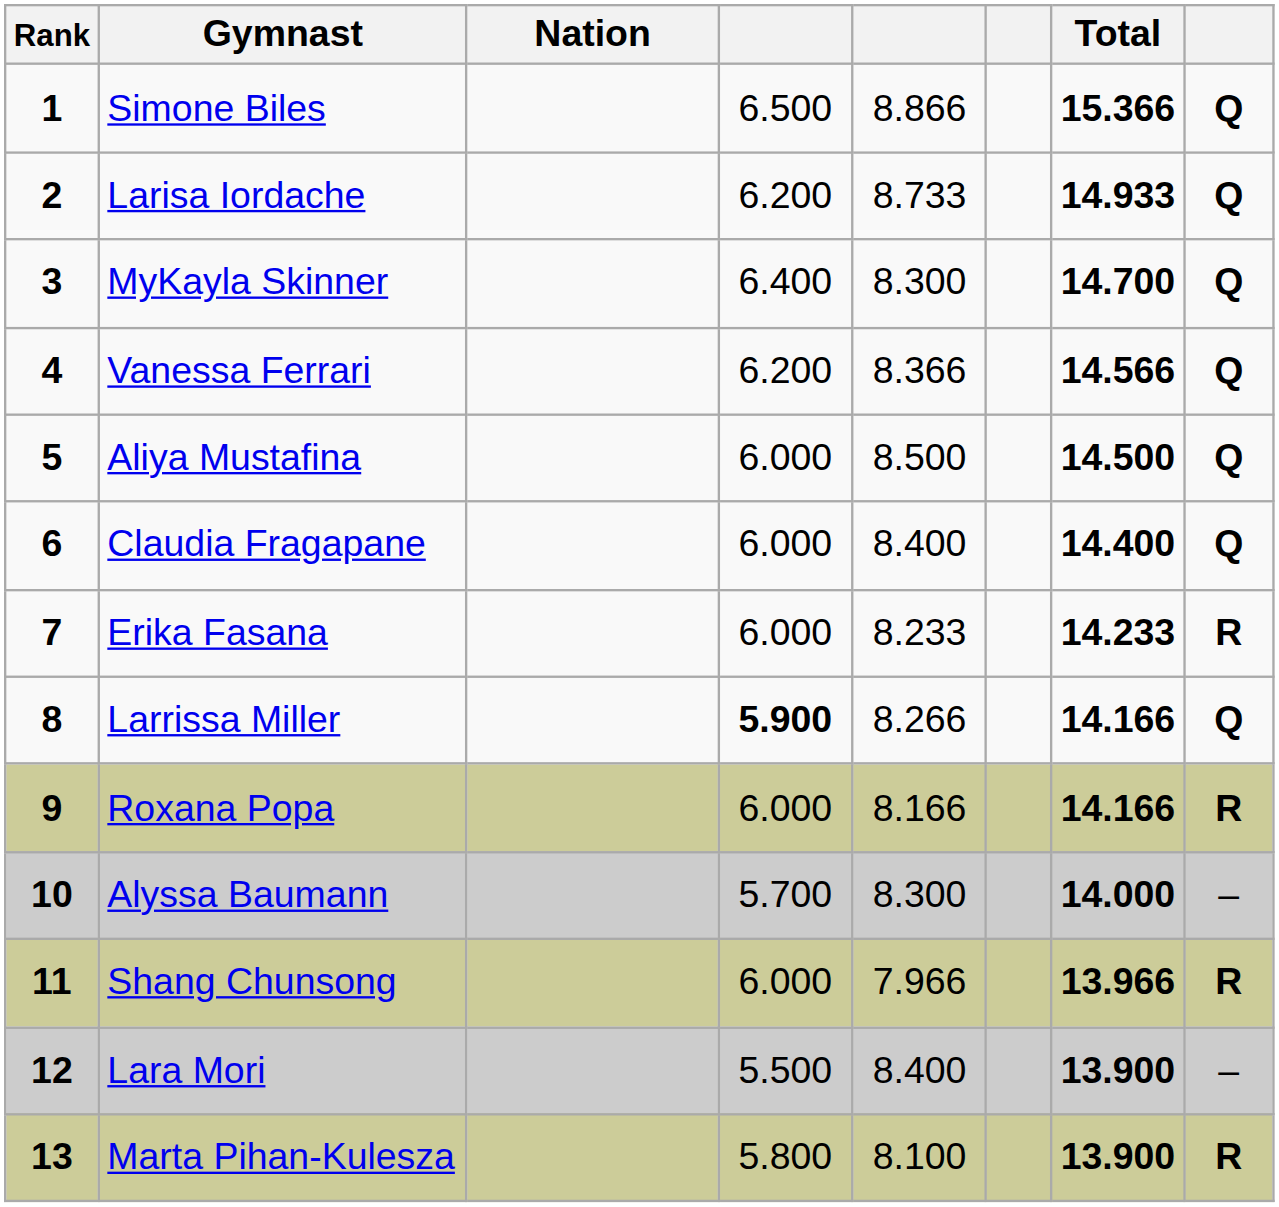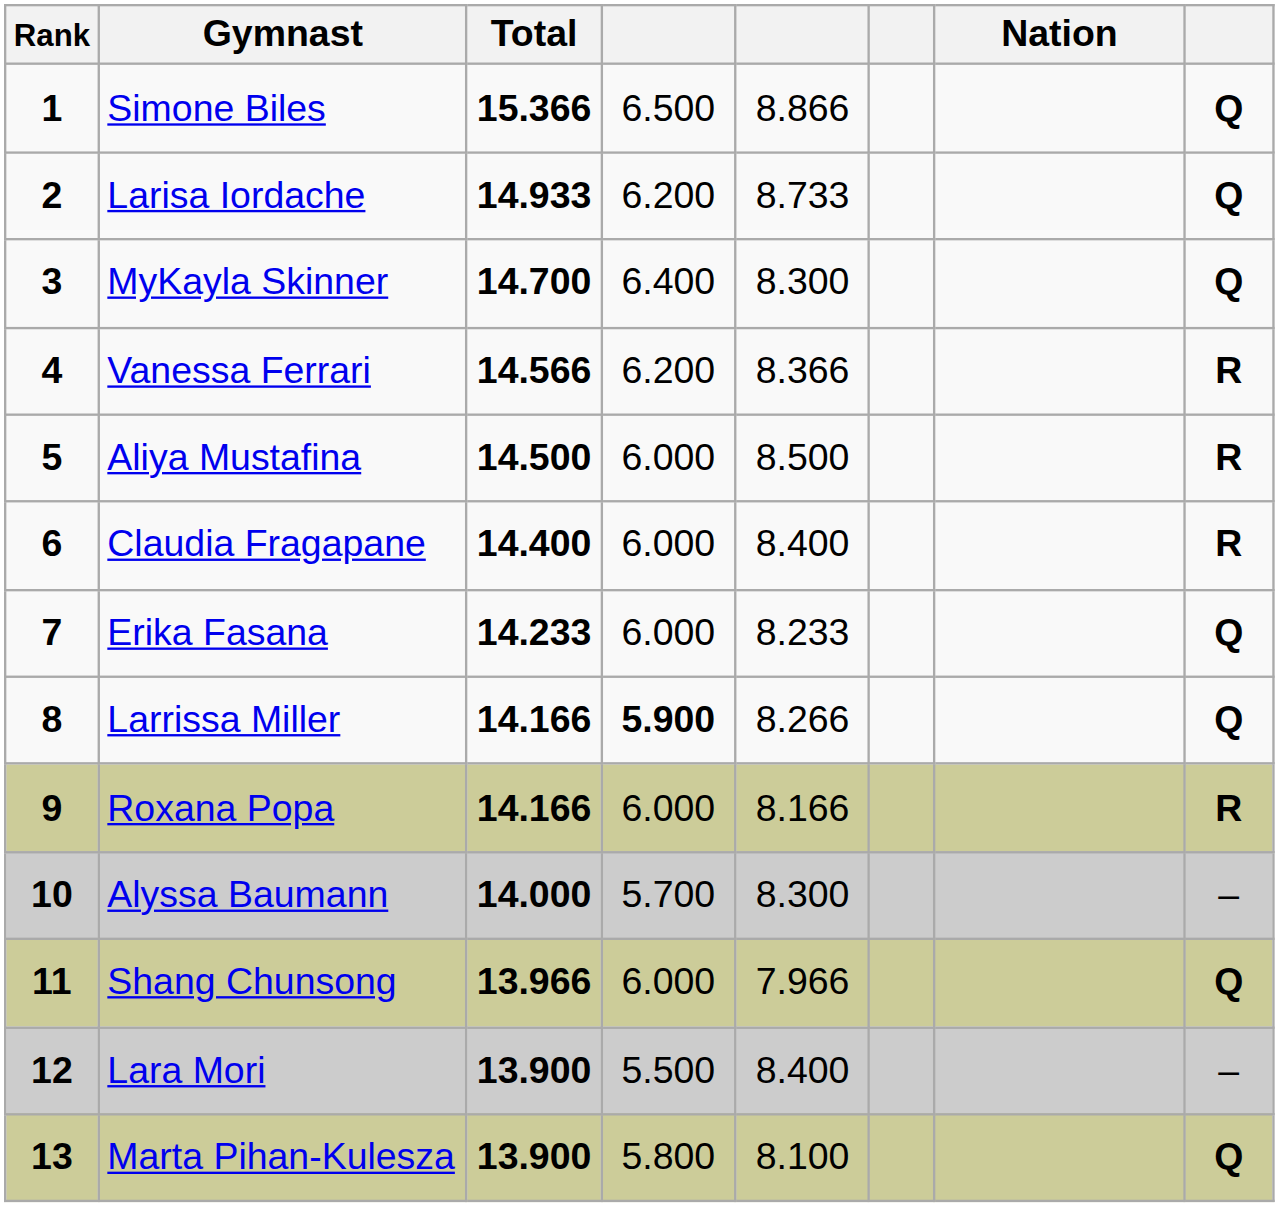columns swapped: (593, 34) <-> (1118, 34)
(1229, 369) Q -> (1229, 369) R
(1229, 457) Q -> (1229, 457) R
(1229, 544) Q -> (1229, 544) R
(1229, 632) R -> (1229, 632) Q
(1229, 982) R -> (1229, 982) Q
(1229, 1157) R -> (1229, 1157) Q
